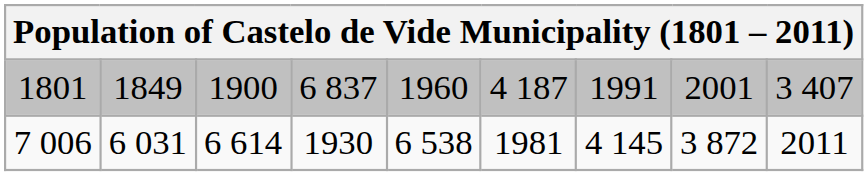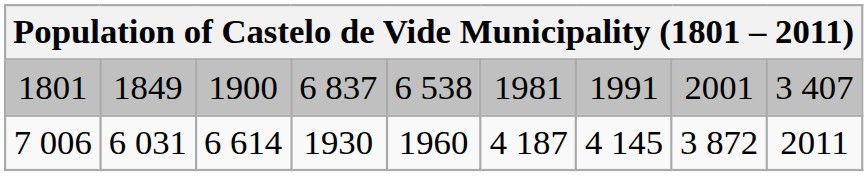(434, 87) 1960 -> (434, 87) 6 538
(529, 87) 4 187 -> (529, 87) 1981
(434, 142) 6 538 -> (434, 142) 1960
(529, 142) 1981 -> (529, 142) 4 187
